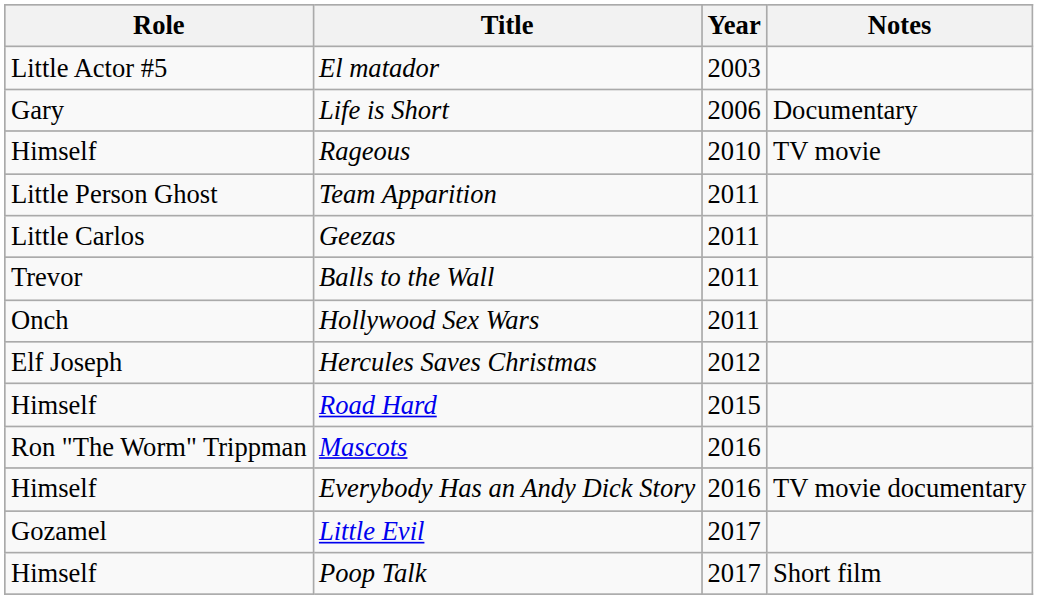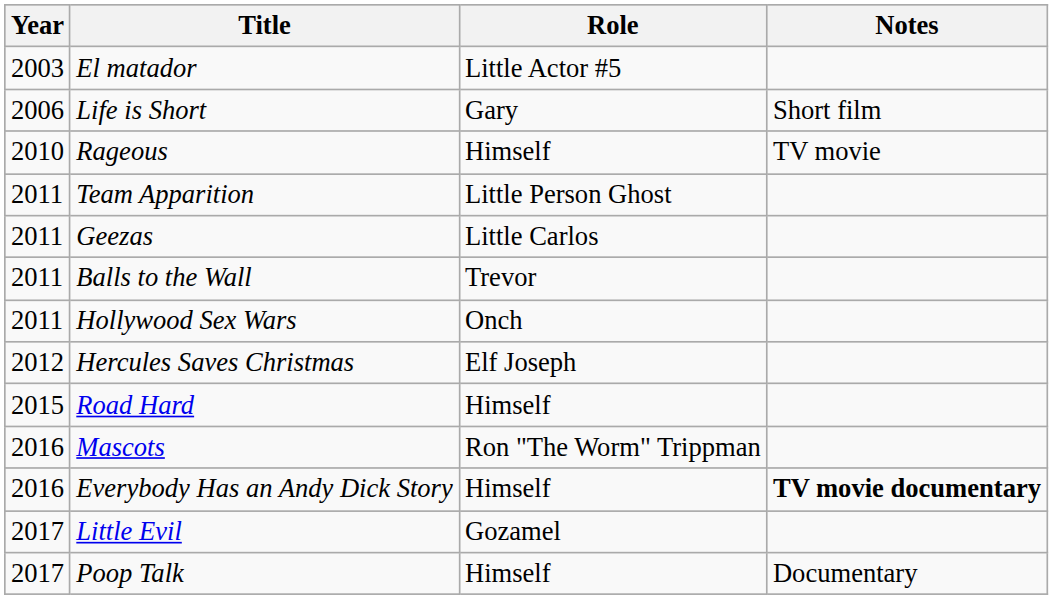columns swapped: (734, 25) <-> (159, 25)
(845, 109) Documentary -> (827, 109) Short film
(900, 488) normal -> (907, 488) bold
(827, 573) Short film -> (845, 573) Documentary
